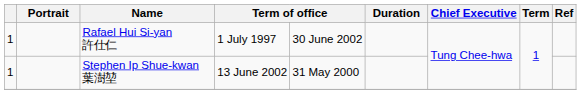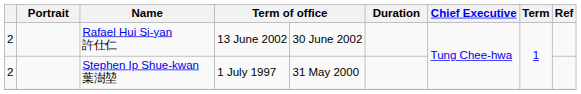(10, 39) 1 -> (10, 39) 2
(247, 39) 1 July 1997 -> (252, 39) 13 June 2002
(10, 72) 1 -> (10, 72) 2
(252, 72) 13 June 2002 -> (247, 72) 1 July 1997
